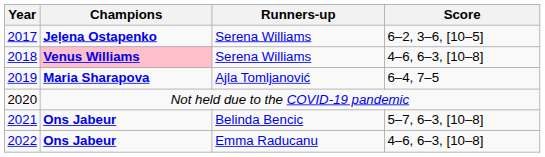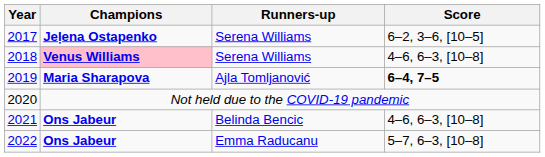(413, 78) normal -> (413, 78) bold
(435, 120) 5–7, 6–3, [10–8] -> (435, 120) 4–6, 6–3, [10–8]
(435, 141) 4–6, 6–3, [10–8] -> (435, 141) 5–7, 6–3, [10–8]
